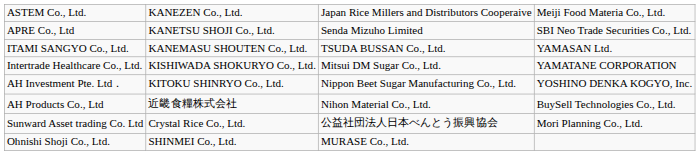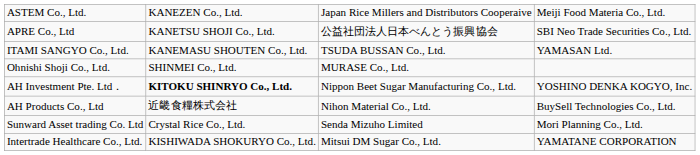(372, 30) Senda Mizuho Limited -> (409, 31) 公益社団法人日本べんとう振興協会
rows swapped: (75, 65) <-> (58, 142)
(216, 84) normal -> (220, 86) bold
(409, 123) 公益社団法人日本べんとう振興協会 -> (372, 124) Senda Mizuho Limited
